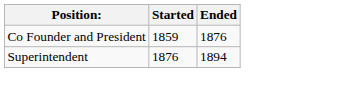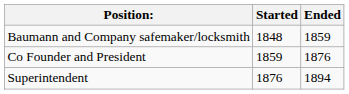+ row: (129, 36)
